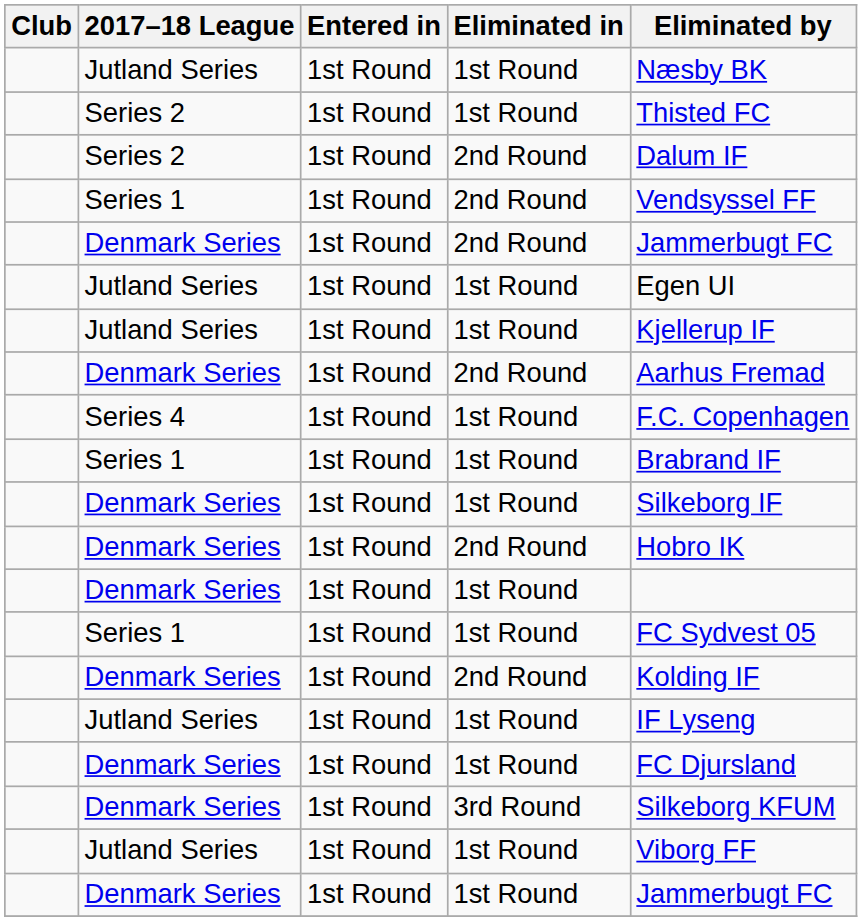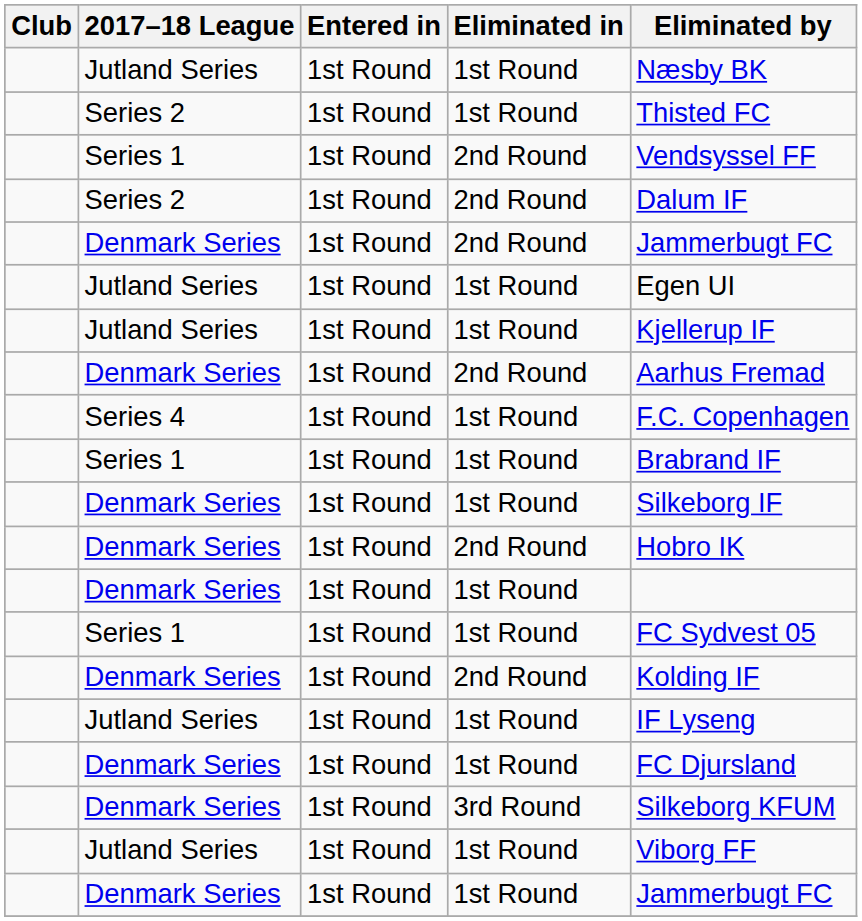rows swapped: (135, 156) <-> (135, 199)
